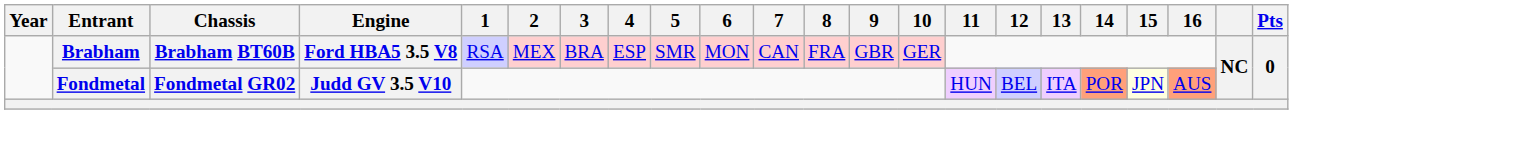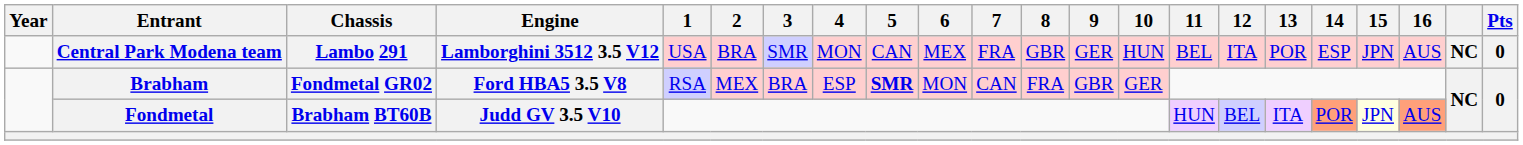+ row: (169, 51)
(225, 51) Brabham BT60B -> (361, 83) Fondmetal GR02
(675, 51) normal -> (892, 83) bold
(225, 83) Fondmetal GR02 -> (361, 114) Brabham BT60B
